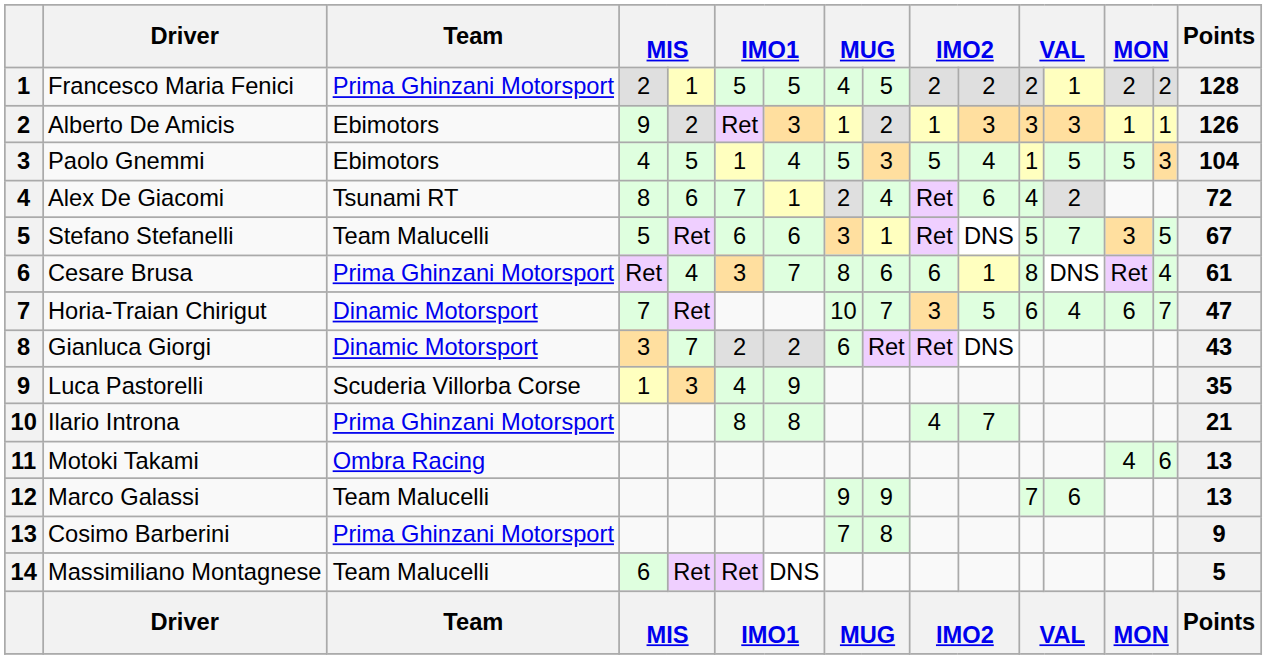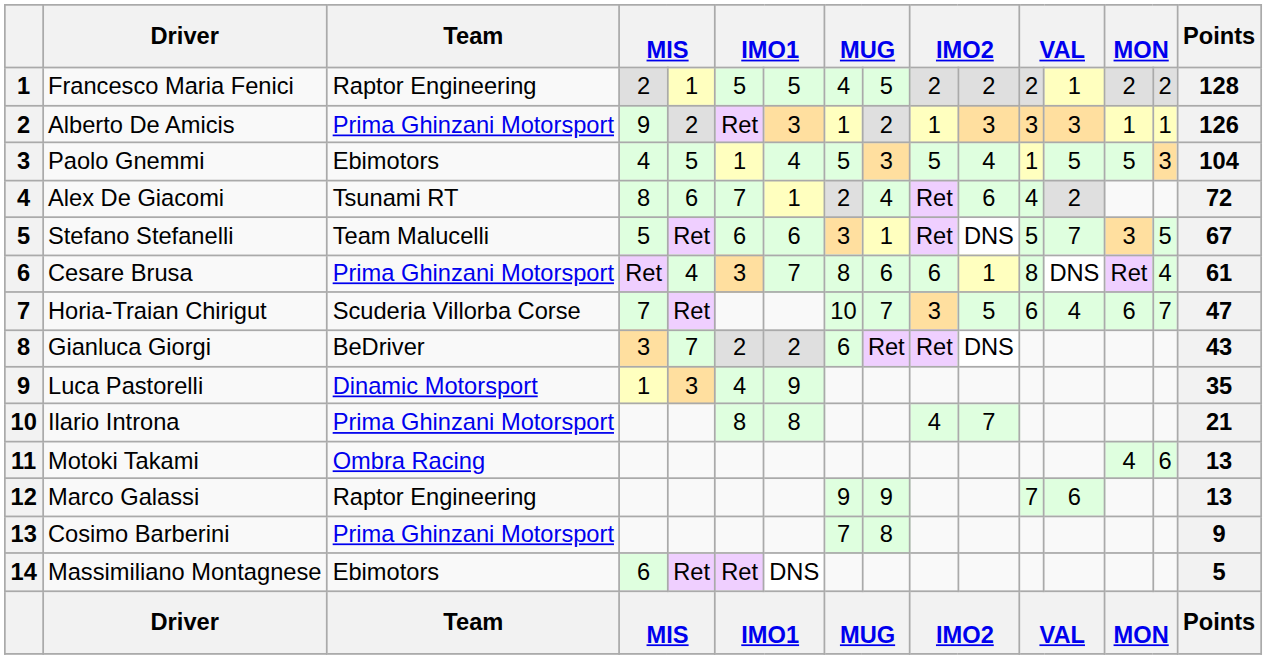(473, 87) Prima Ghinzani Motorsport -> (435, 87) Raptor Engineering
(386, 124) Ebimotors -> (473, 124) Prima Ghinzani Motorsport
(435, 310) Dinamic Motorsport -> (457, 310) Scuderia Villorba Corse
(435, 348) Dinamic Motorsport -> (379, 348) BeDriver
(457, 385) Scuderia Villorba Corse -> (435, 385) Dinamic Motorsport
(411, 497) Team Malucelli -> (435, 497) Raptor Engineering
(411, 571) Team Malucelli -> (386, 571) Ebimotors
